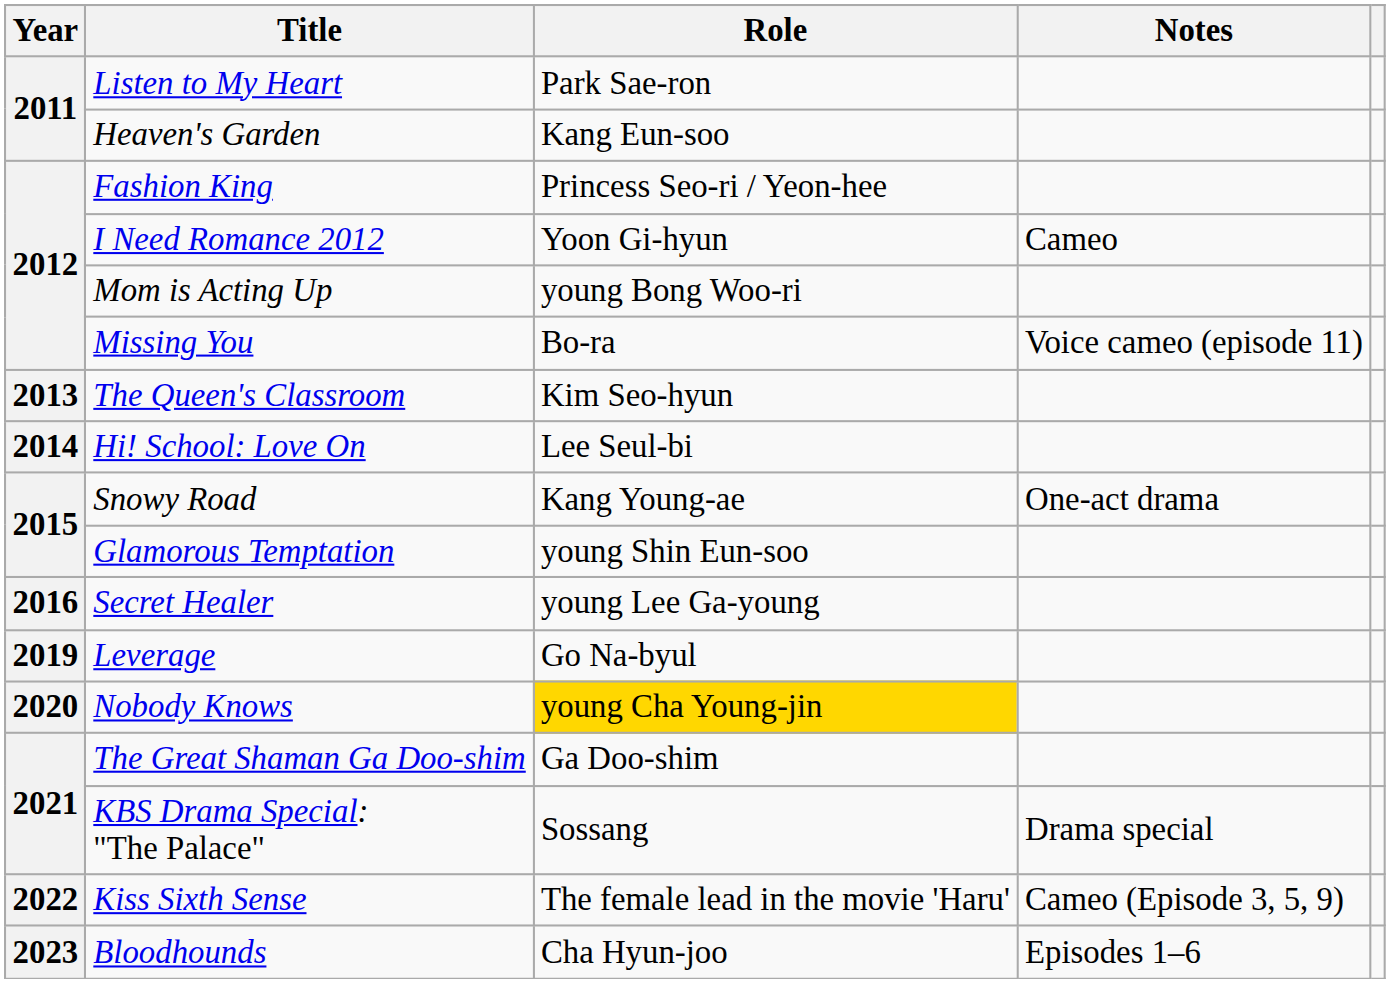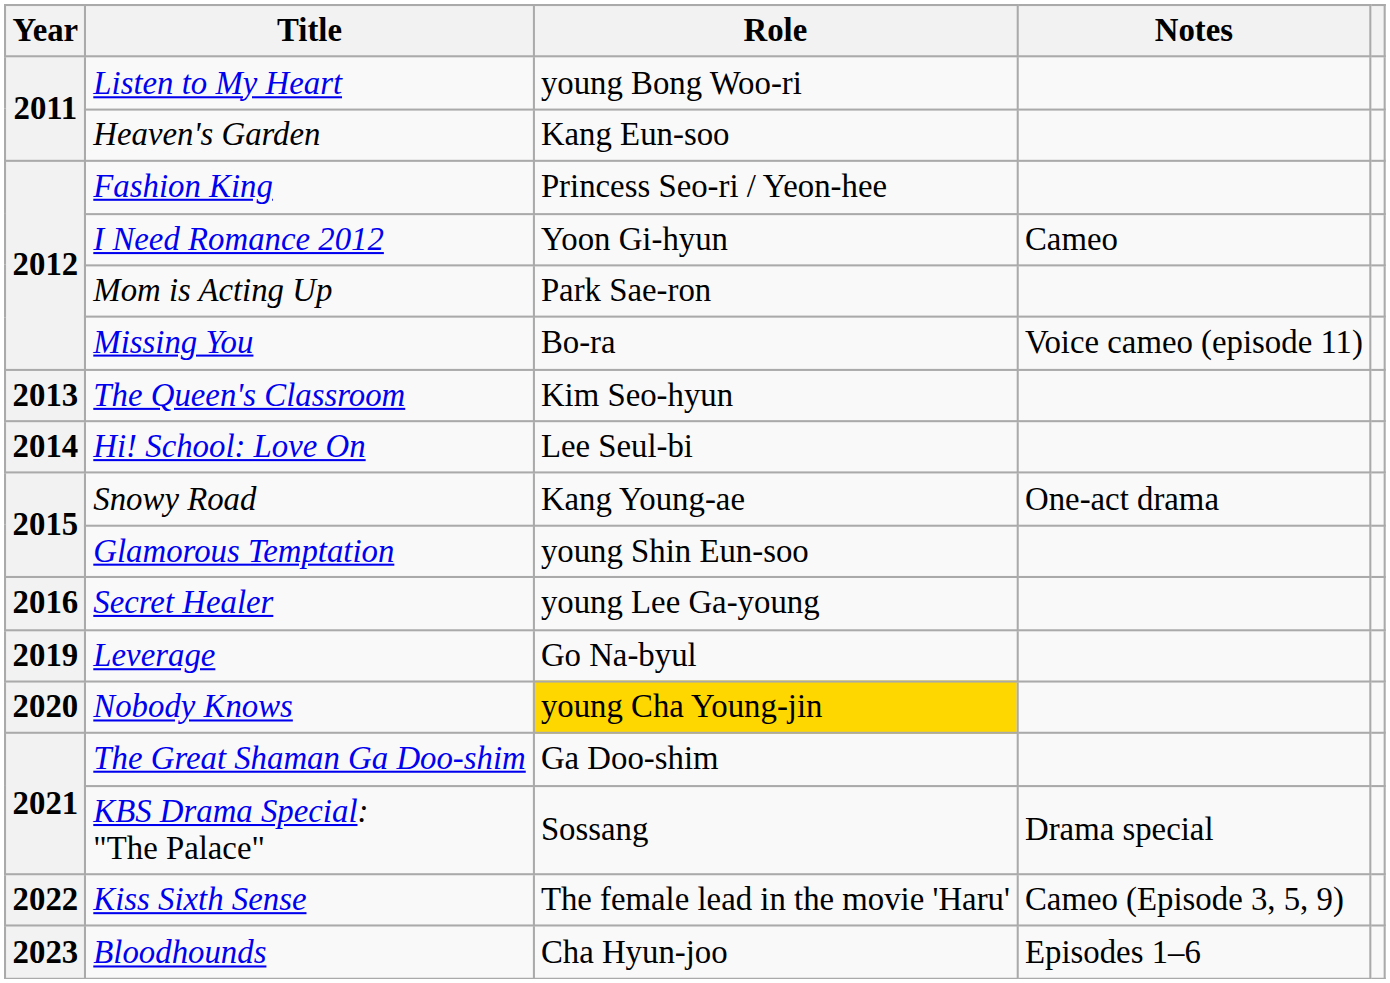(626, 82) Park Sae-ron -> (671, 82) young Bong Woo-ri
(671, 290) young Bong Woo-ri -> (626, 290) Park Sae-ron
